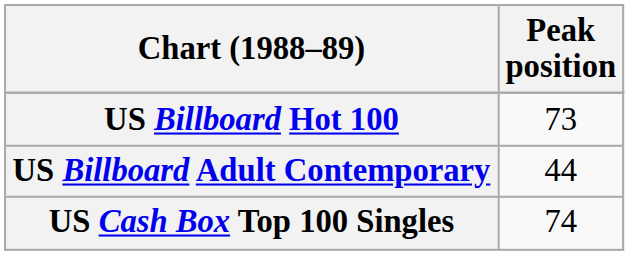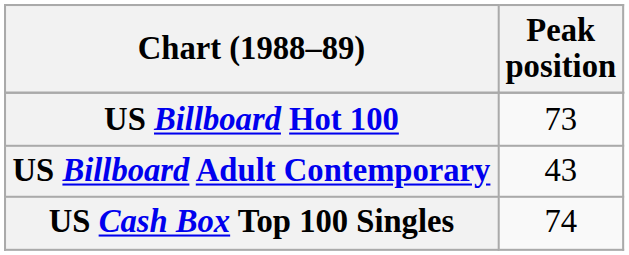(561, 170) 44 -> (561, 170) 43
